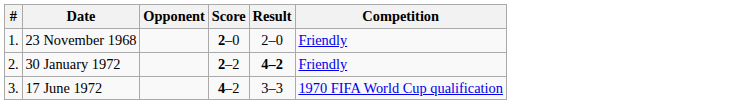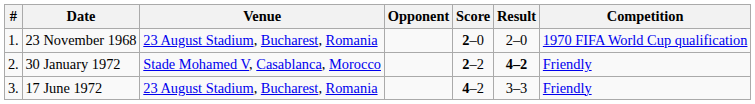+ column: (262, 16)
(323, 40) Friendly -> (645, 40) 1970 FIFA World Cup qualification
(401, 88) 1970 FIFA World Cup qualification -> (567, 88) Friendly
